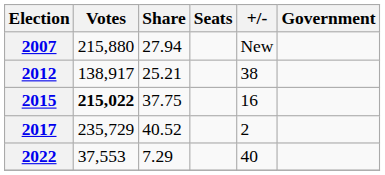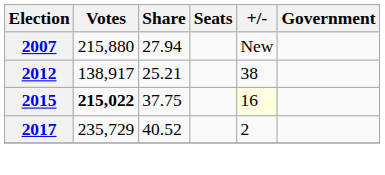(249, 101) no background -> (249, 101) lightyellow background
- row: (39, 156)
